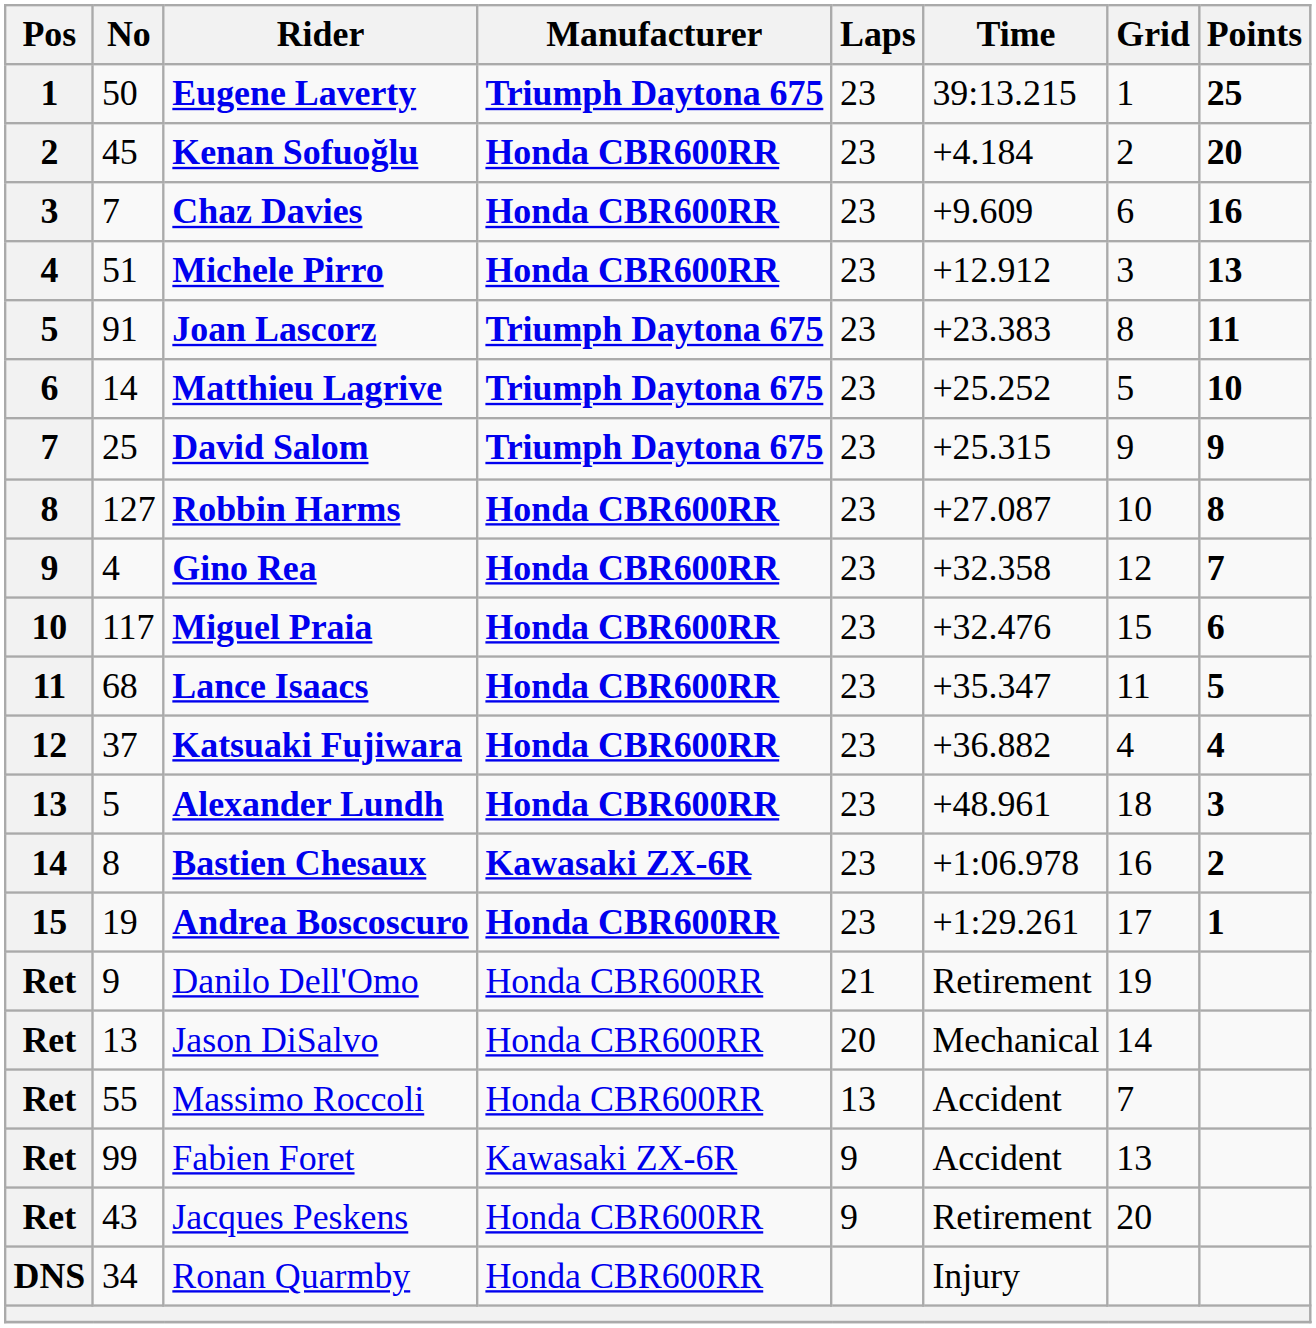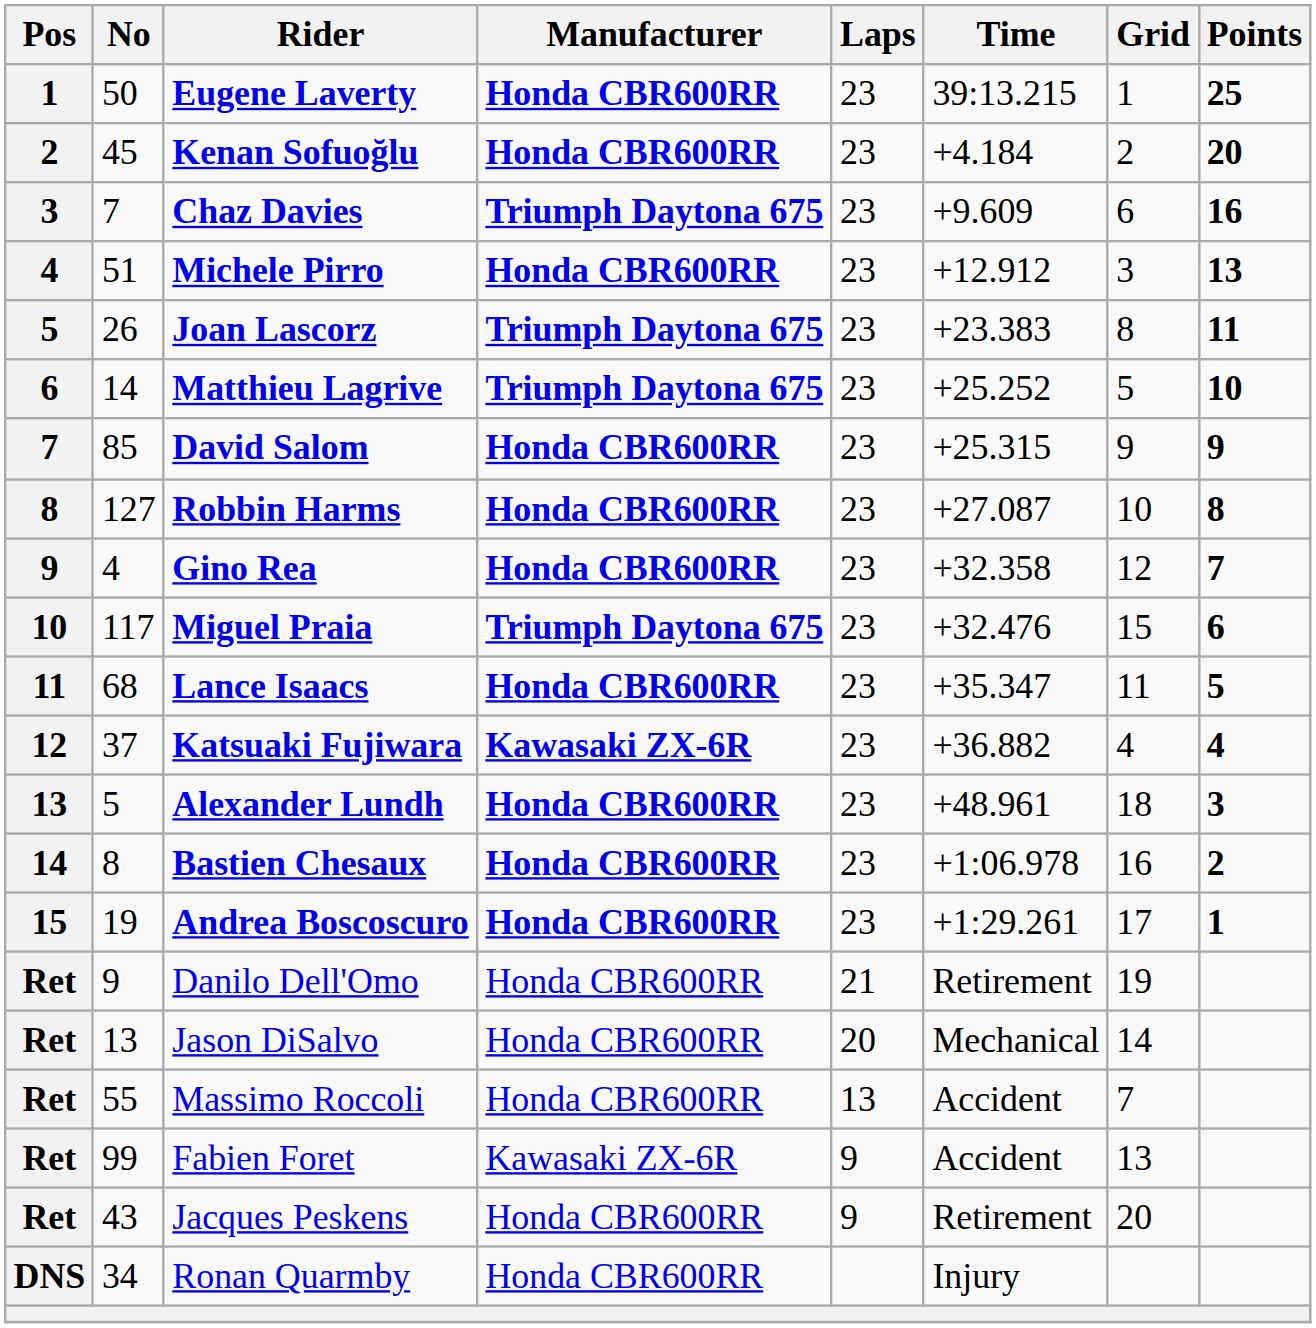(654, 93) Triumph Daytona 675 -> (632, 93) Honda CBR600RR
(632, 211) Honda CBR600RR -> (654, 211) Triumph Daytona 675
(120, 329) 91 -> (120, 329) 26
(120, 448) 25 -> (120, 448) 85
(654, 448) Triumph Daytona 675 -> (632, 448) Honda CBR600RR
(632, 625) Honda CBR600RR -> (654, 625) Triumph Daytona 675
(632, 744) Honda CBR600RR -> (618, 744) Kawasaki ZX-6R
(618, 862) Kawasaki ZX-6R -> (632, 862) Honda CBR600RR
